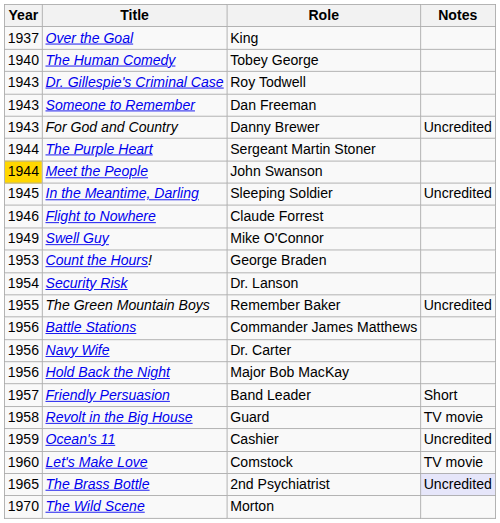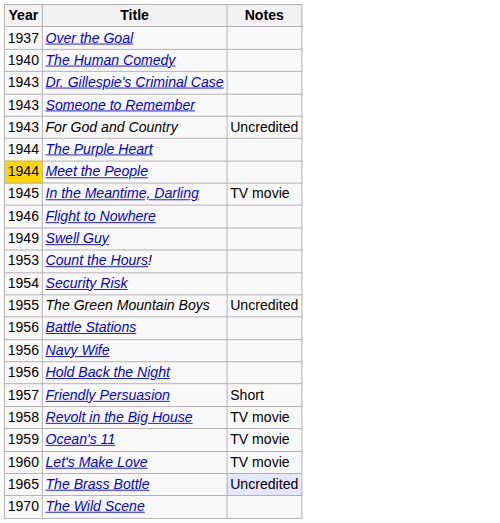- column: (324, 15)
(458, 194) Uncredited -> (260, 194) TV movie
(458, 439) Uncredited -> (260, 439) TV movie
